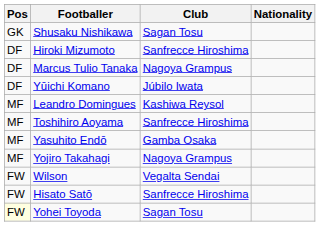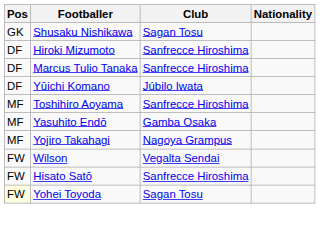(187, 68) Nagoya Grampus -> (196, 68) Sanfrecce Hiroshima
- row: (85, 104)
